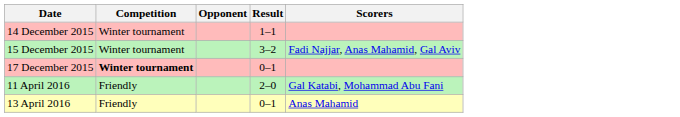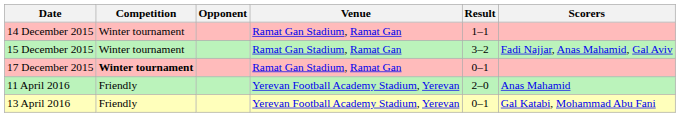+ column: (356, 13)
(366, 85) Gal Katabi, Mohammad Abu Fani -> (536, 85) Anas Mahamid
(323, 103) Anas Mahamid -> (578, 103) Gal Katabi, Mohammad Abu Fani
